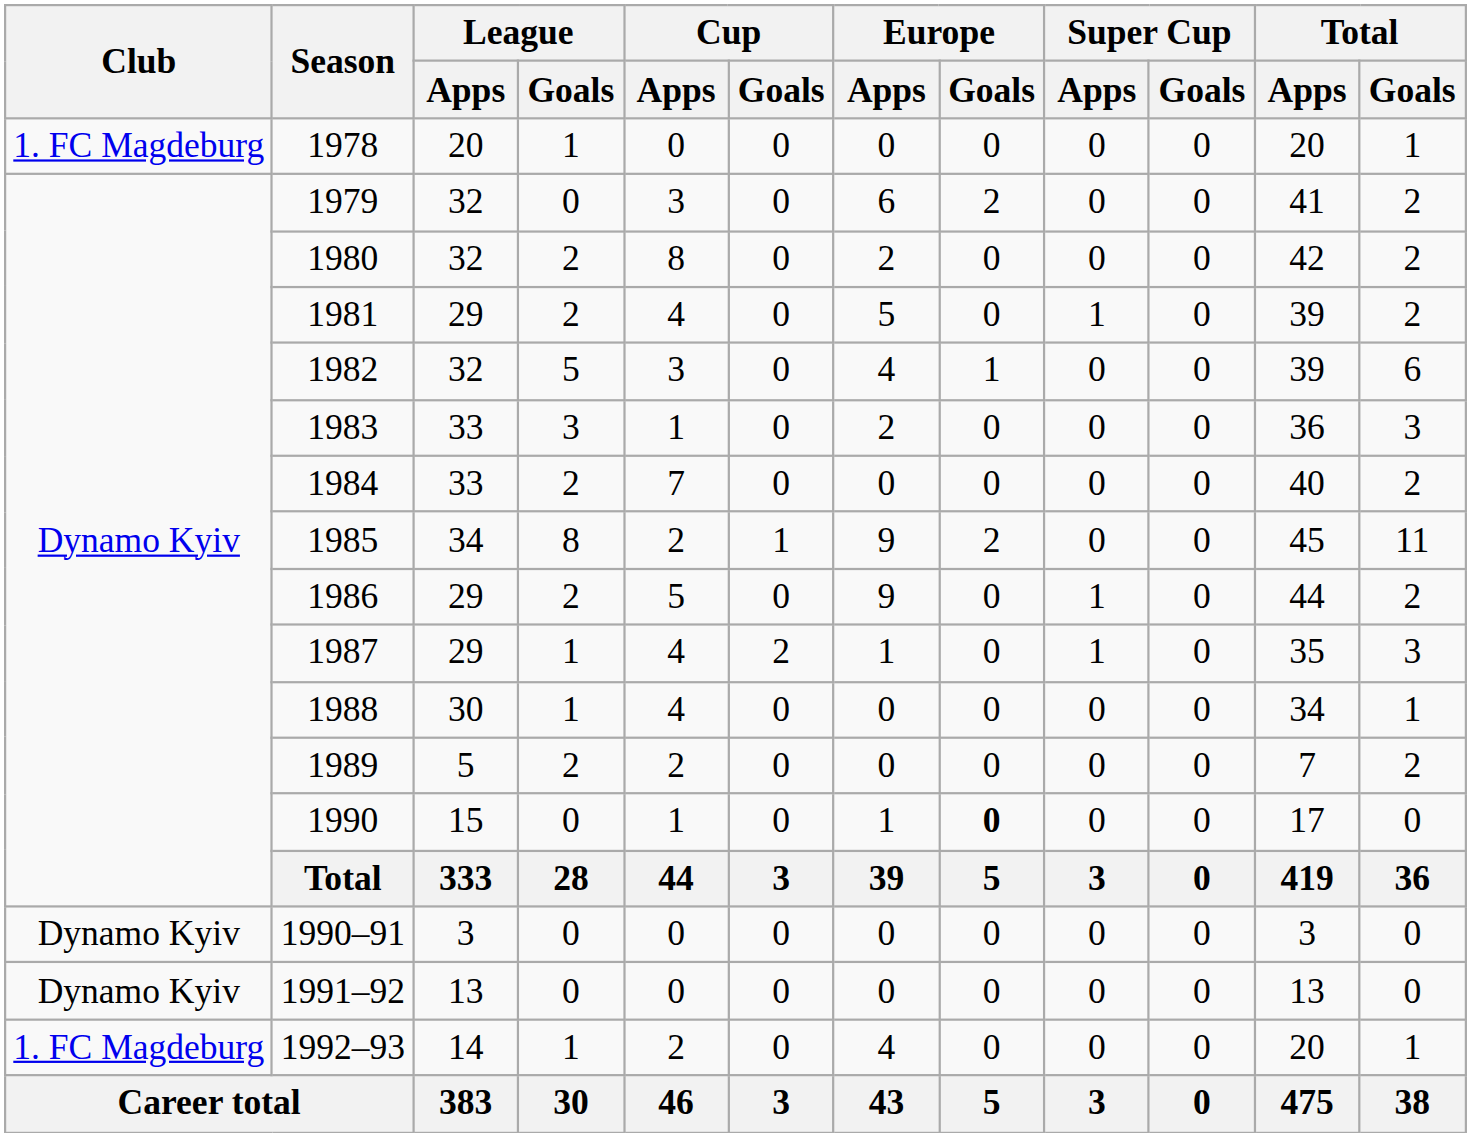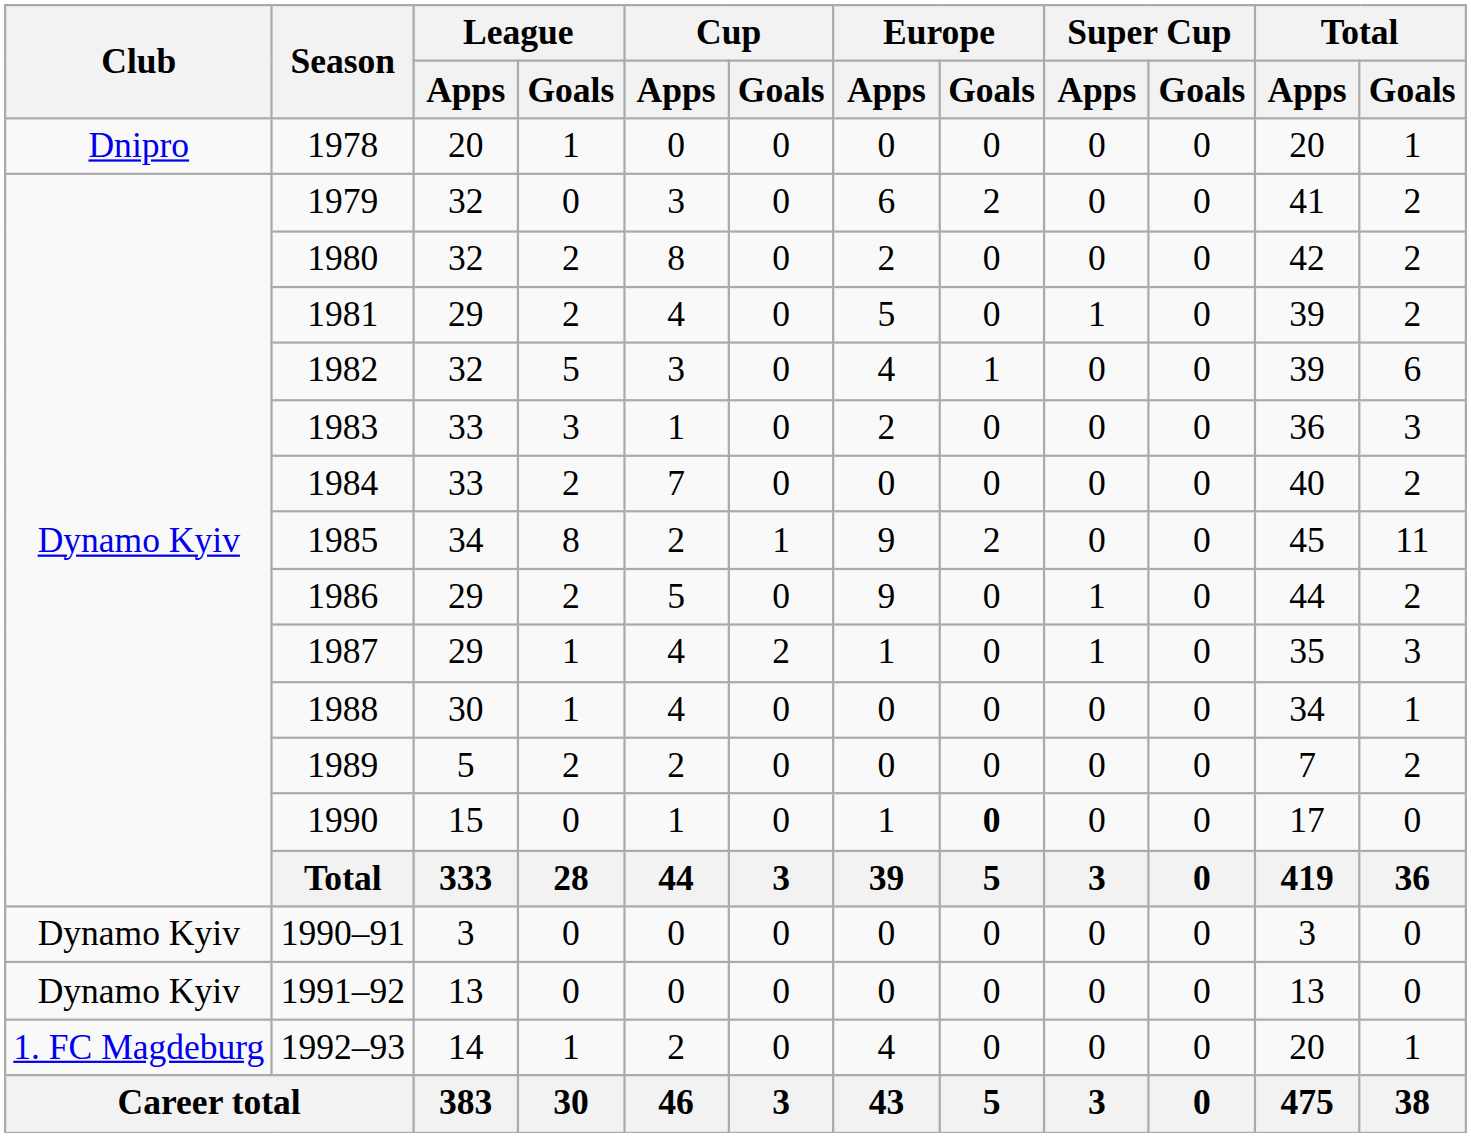(139, 145) 1. FC Magdeburg -> (139, 145) Dnipro
